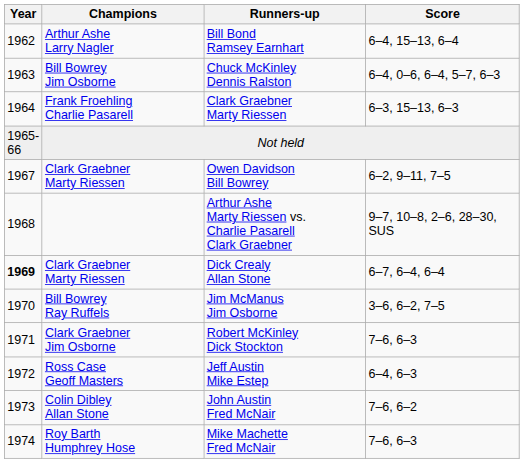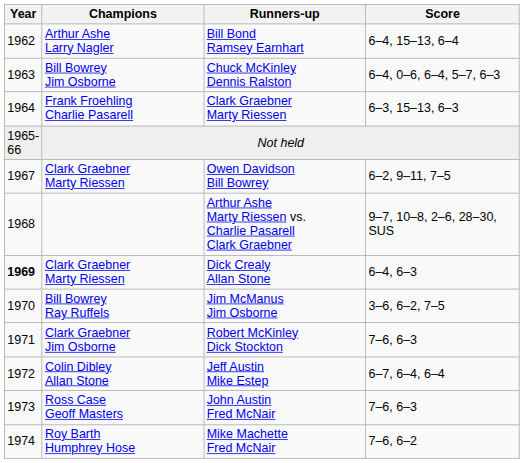(407, 272) 6–7, 6–4, 6–4 -> (393, 272) 6–4, 6–3
(84, 373) Ross Case Geoff Masters -> (78, 373) Colin Dibley Allan Stone
(393, 373) 6–4, 6–3 -> (407, 373) 6–7, 6–4, 6–4
(78, 407) Colin Dibley Allan Stone -> (84, 407) Ross Case Geoff Masters
(393, 407) 7–6, 6–2 -> (393, 407) 7–6, 6–3
(393, 441) 7–6, 6–3 -> (393, 441) 7–6, 6–2
